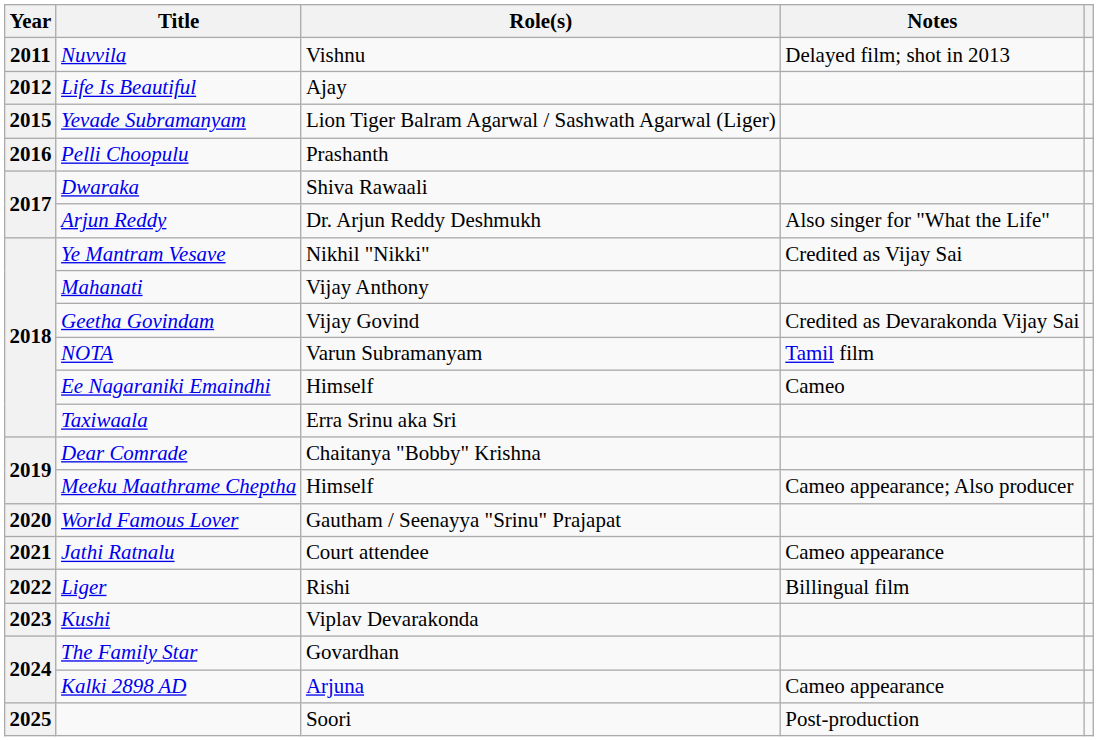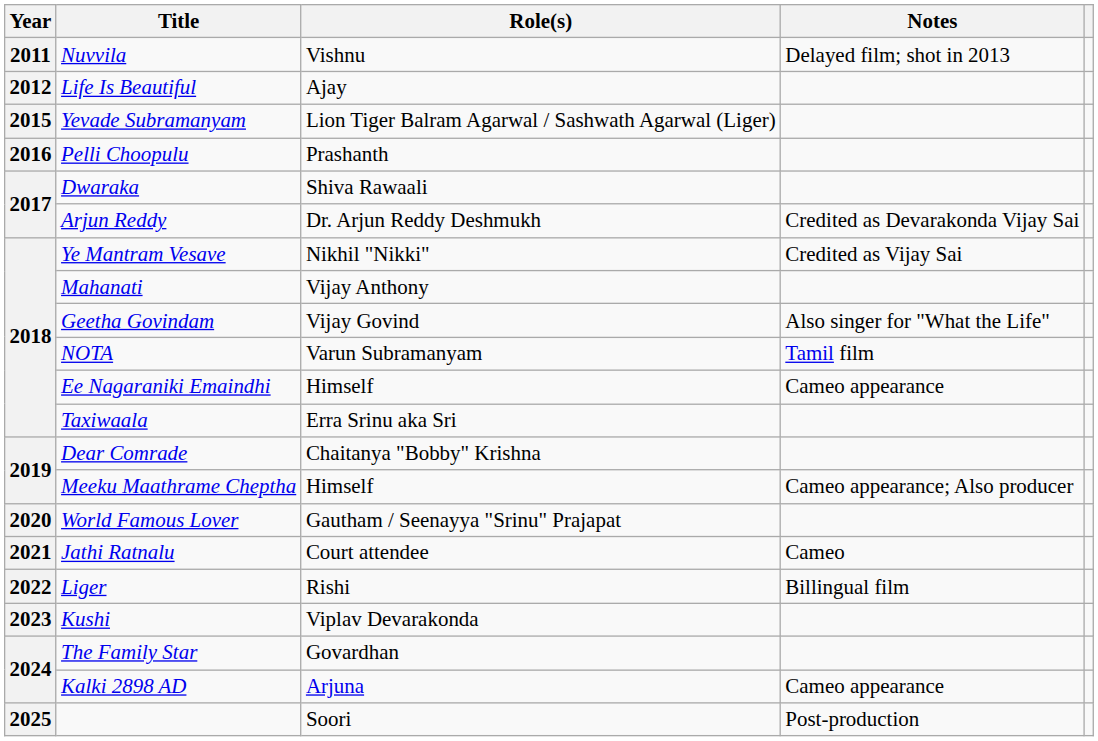(918, 220) Also singer for "What the Life" -> (932, 220) Credited as Devarakonda Vijay Sai
(932, 320) Credited as Devarakonda Vijay Sai -> (918, 320) Also singer for "What the Life"
(815, 386) Cameo -> (865, 386) Cameo appearance
(865, 552) Cameo appearance -> (815, 552) Cameo
